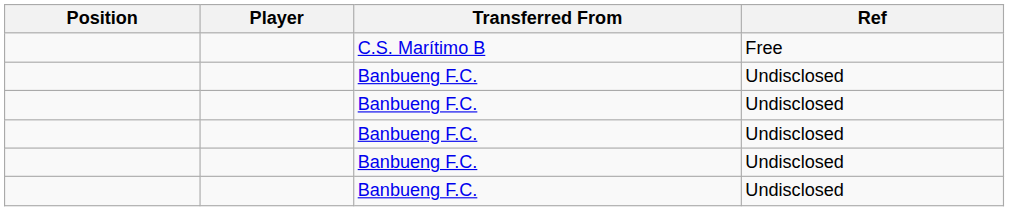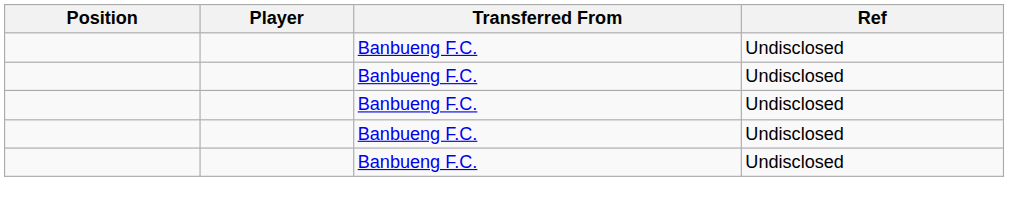- row: (421, 47)
